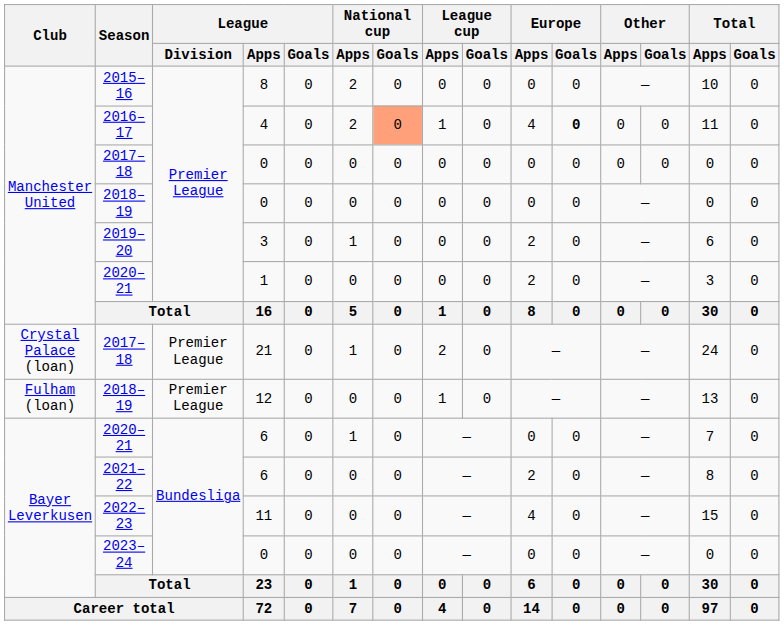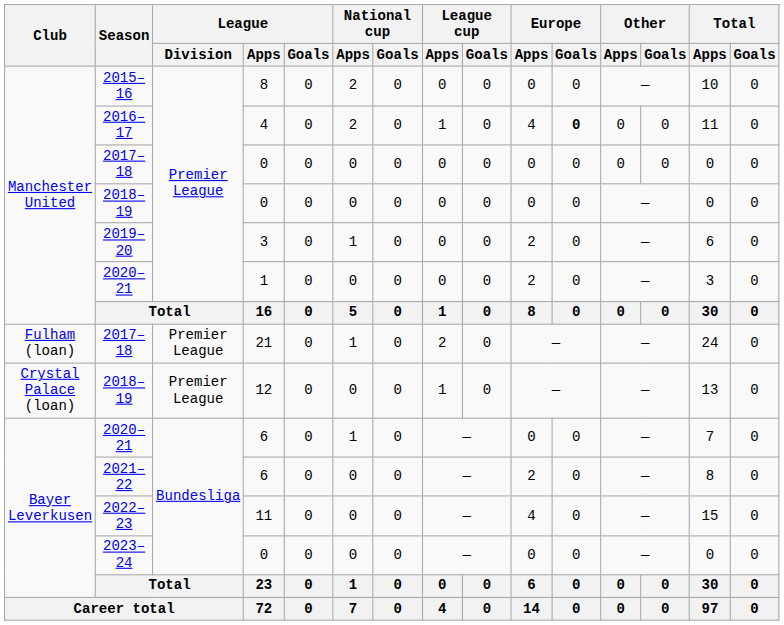(398, 125) lightsalmon background -> (398, 125) no background
(50, 352) Crystal Palace (loan) -> (50, 343) Fulham (loan)
(50, 399) Fulham (loan) -> (50, 391) Crystal Palace (loan)
